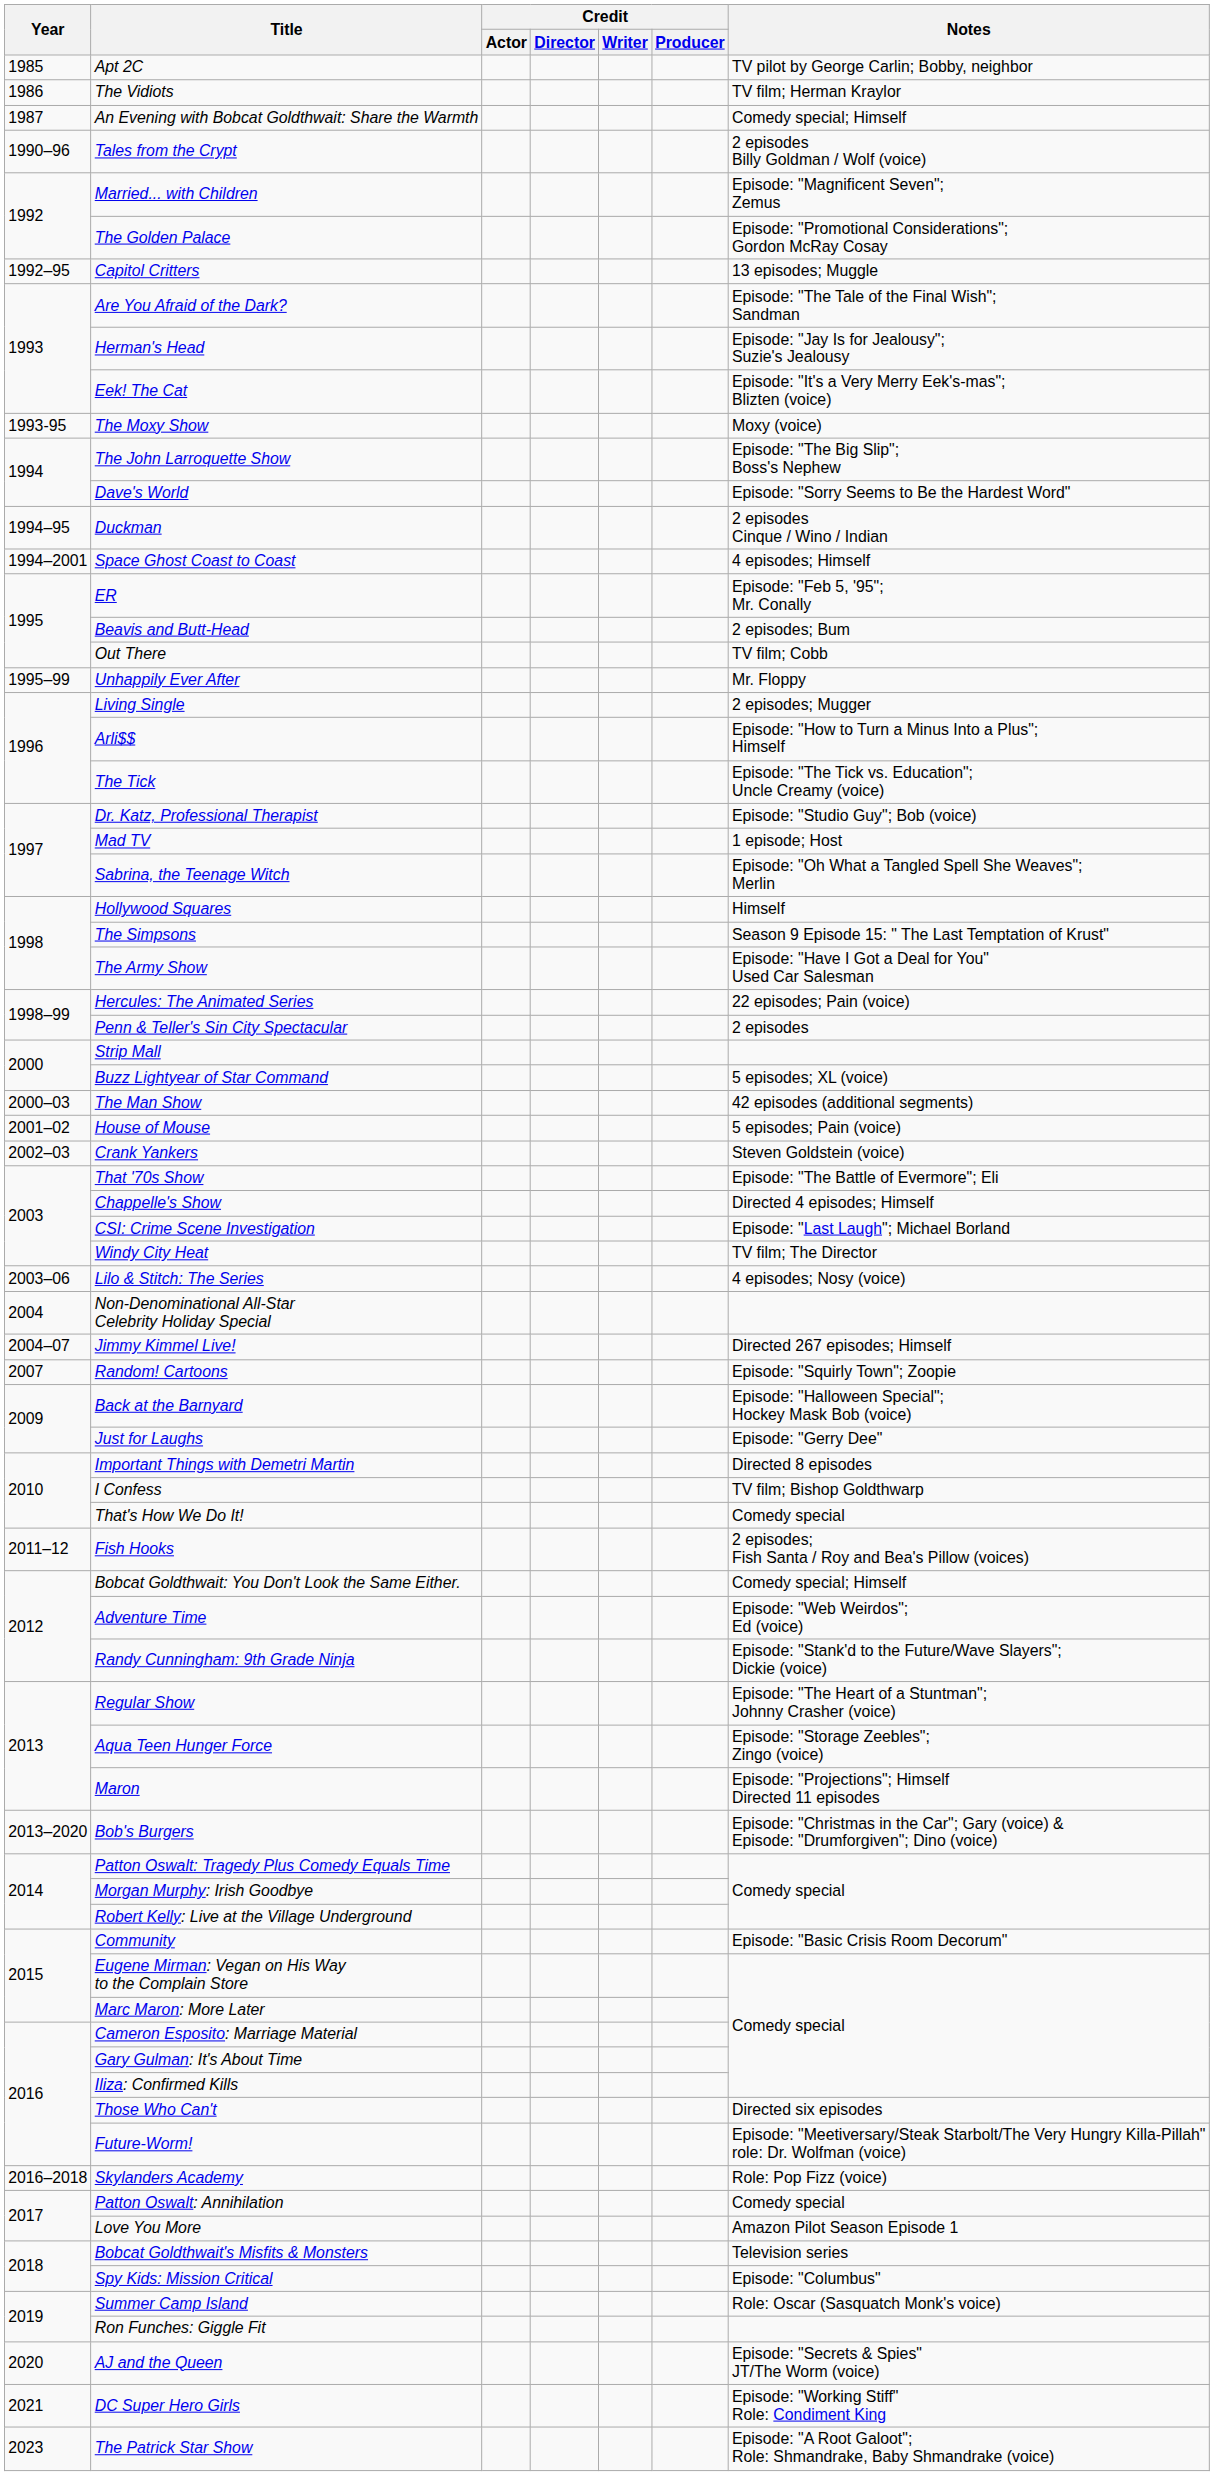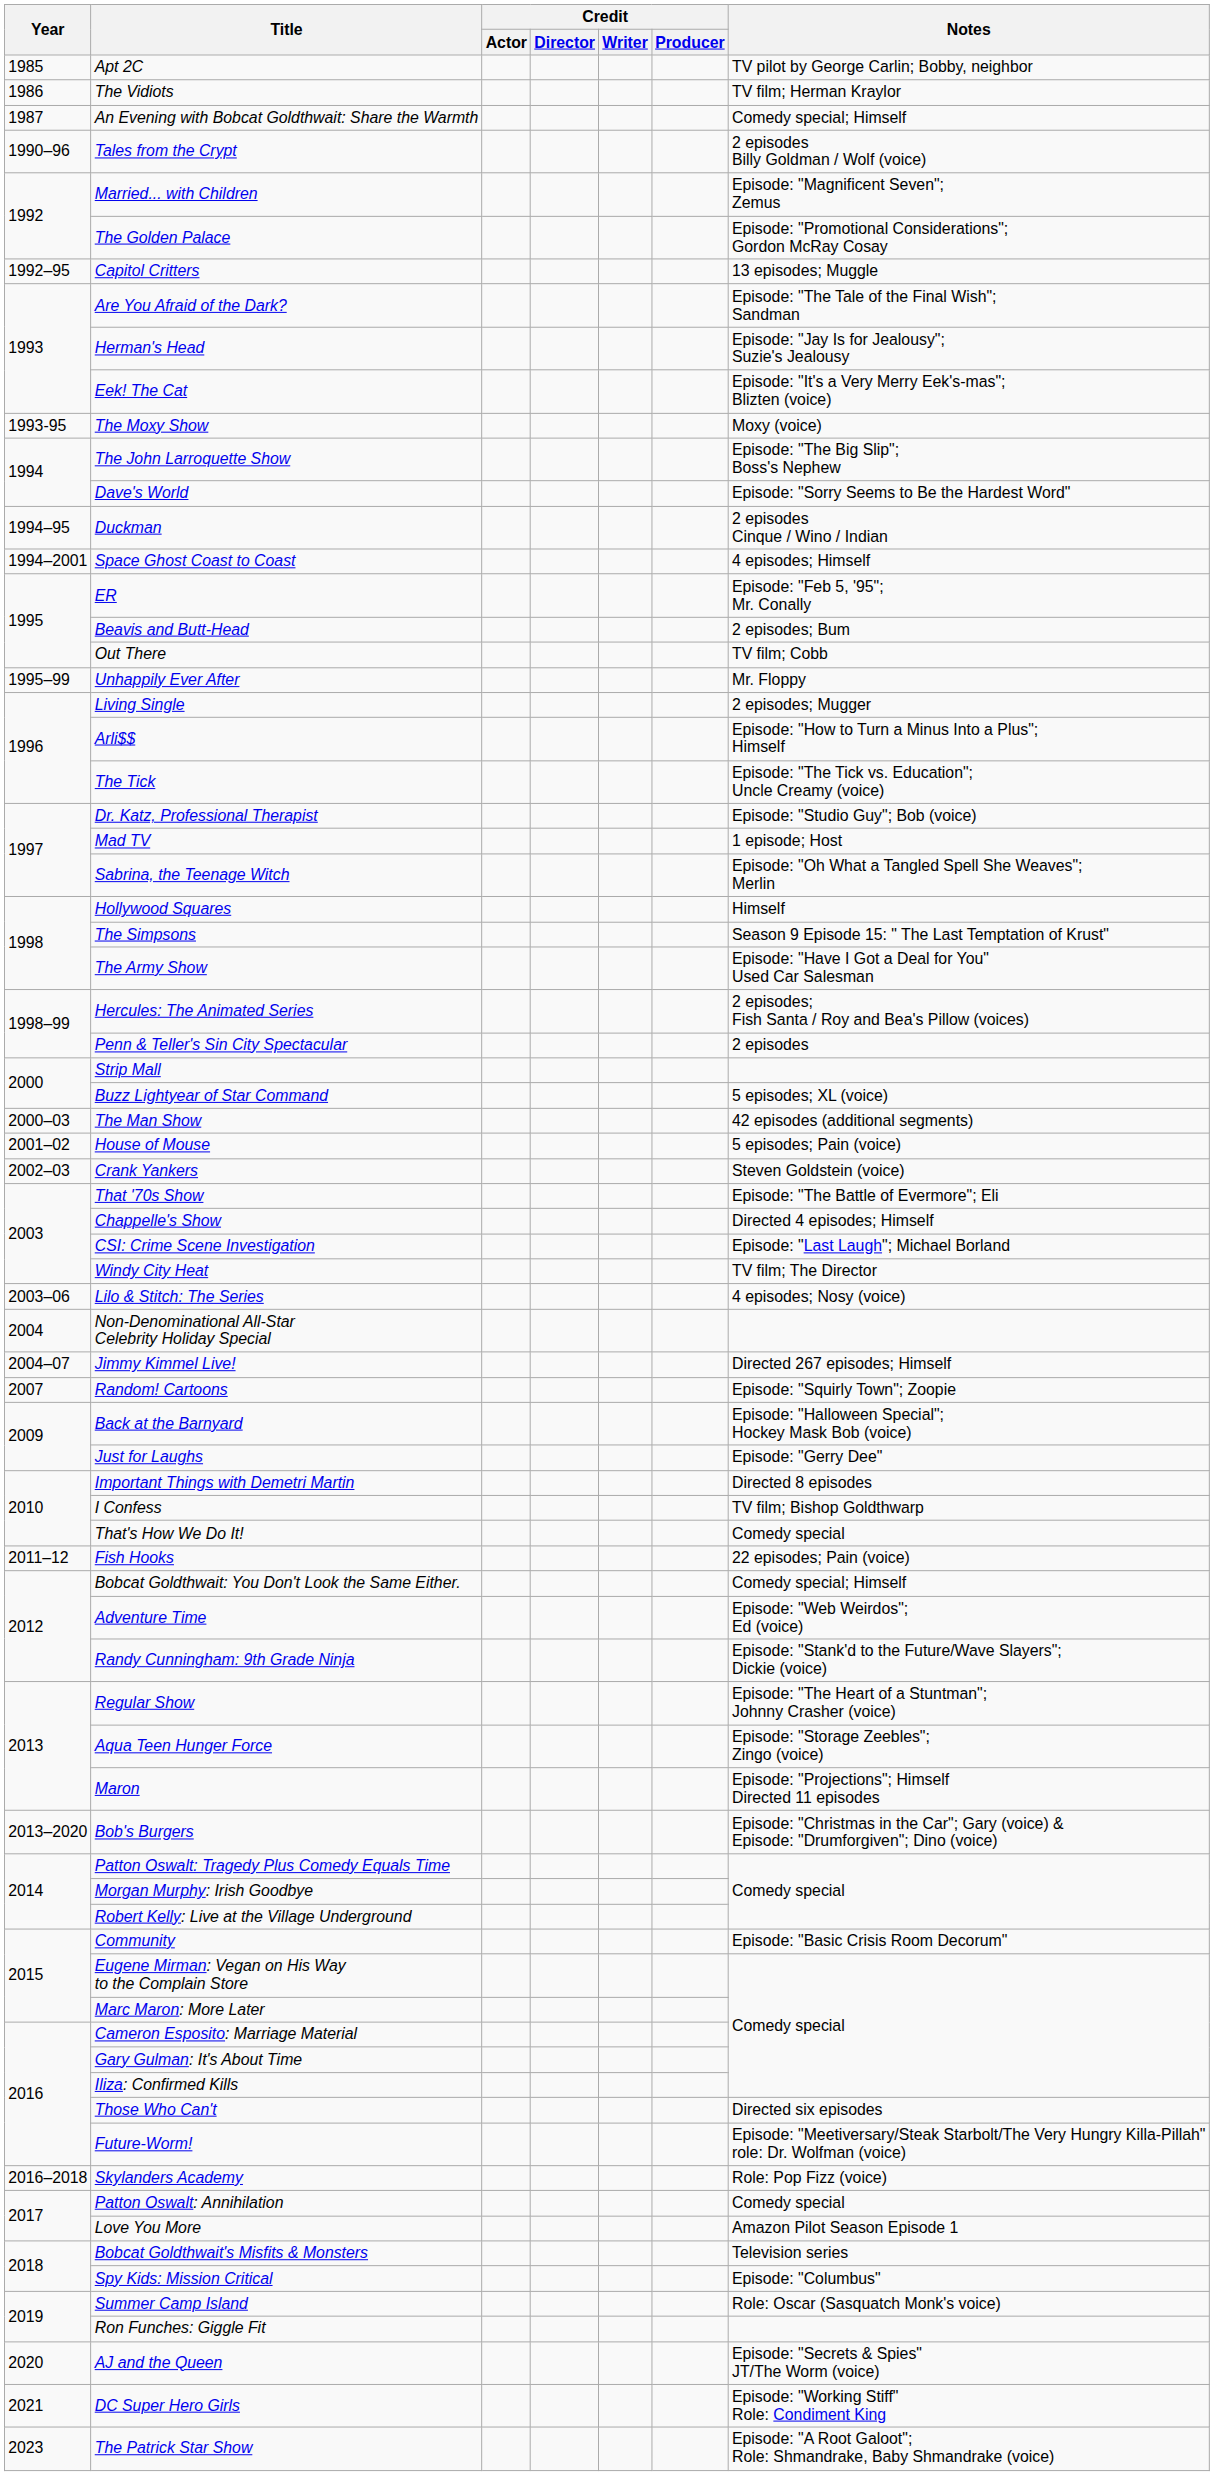(821, 1002) 22 episodes; Pain (voice) -> (881, 1011) 2 episodes; Fish Santa / Roy and Bea's Pillow (voices)
(881, 1549) 2 episodes; Fish Santa / Roy and Bea's Pillow (voices) -> (821, 1558) 22 episodes; Pain (voice)
